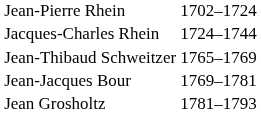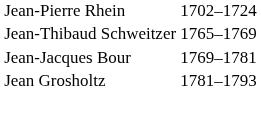- row: (82, 34)
